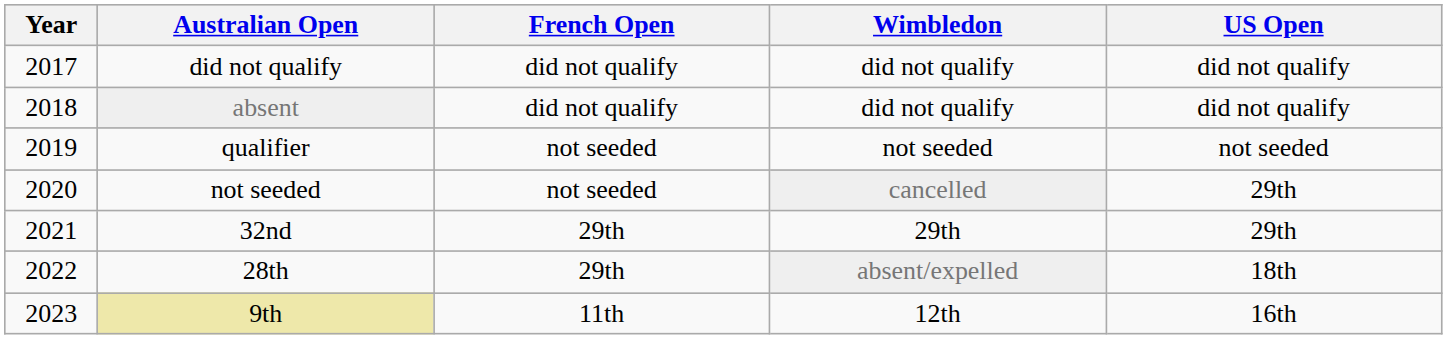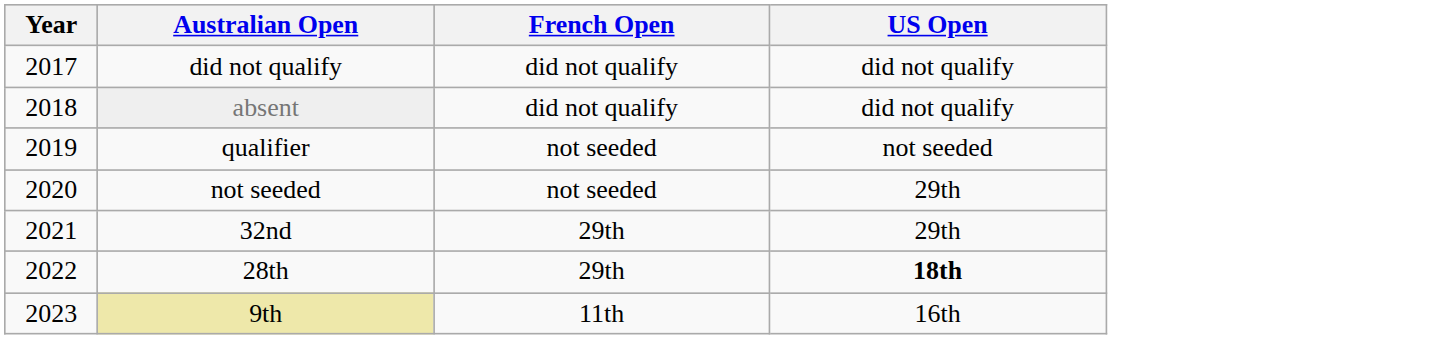- column: (938, 25)
(1274, 271) normal -> (938, 271) bold
